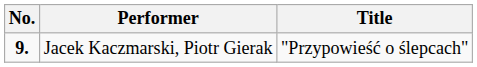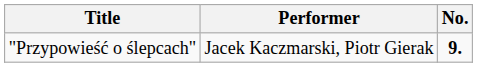columns swapped: (22, 18) <-> (375, 18)
